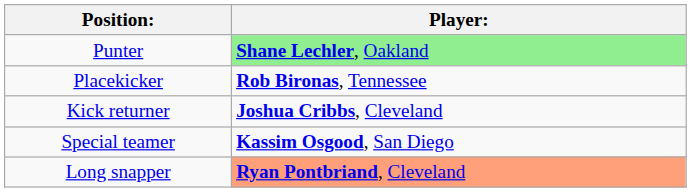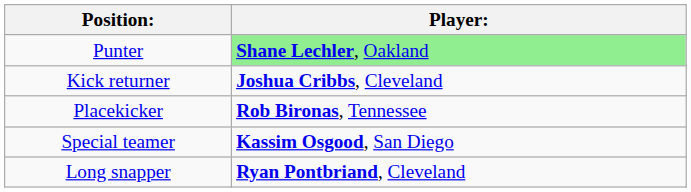rows swapped: (118, 80) <-> (118, 111)
(351, 171) lightsalmon background -> (351, 171) no background
